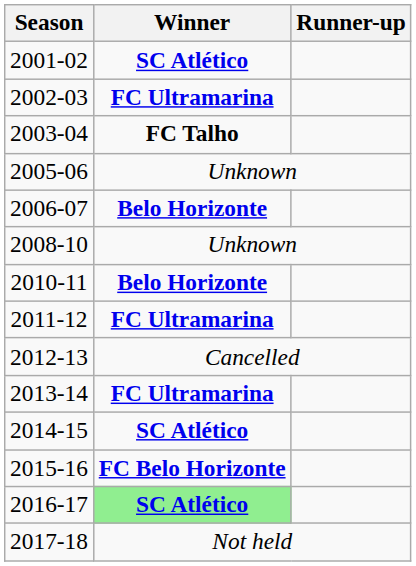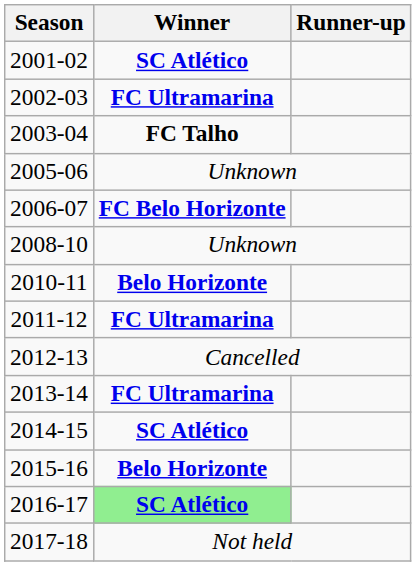(192, 208) Belo Horizonte -> (192, 208) FC Belo Horizonte
(192, 467) FC Belo Horizonte -> (192, 467) Belo Horizonte
